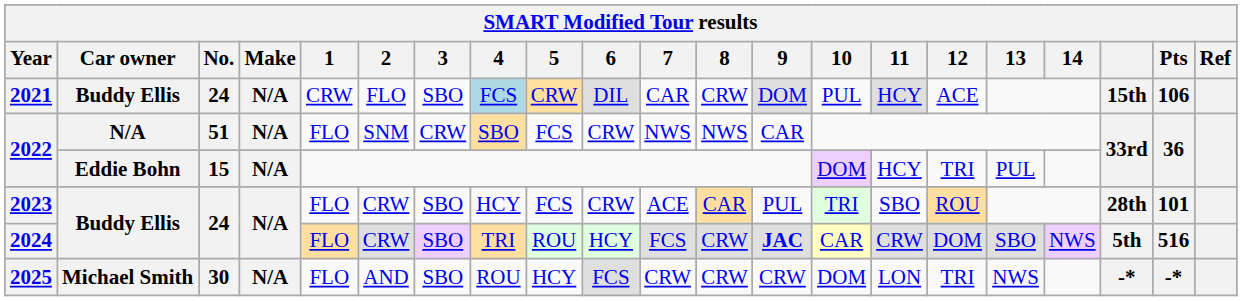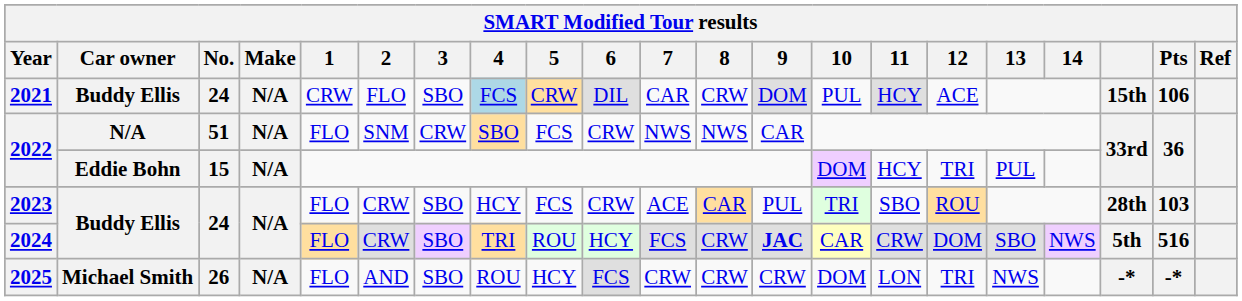(1174, 204) 101 -> (1174, 204) 103
(219, 277) 30 -> (219, 277) 26
